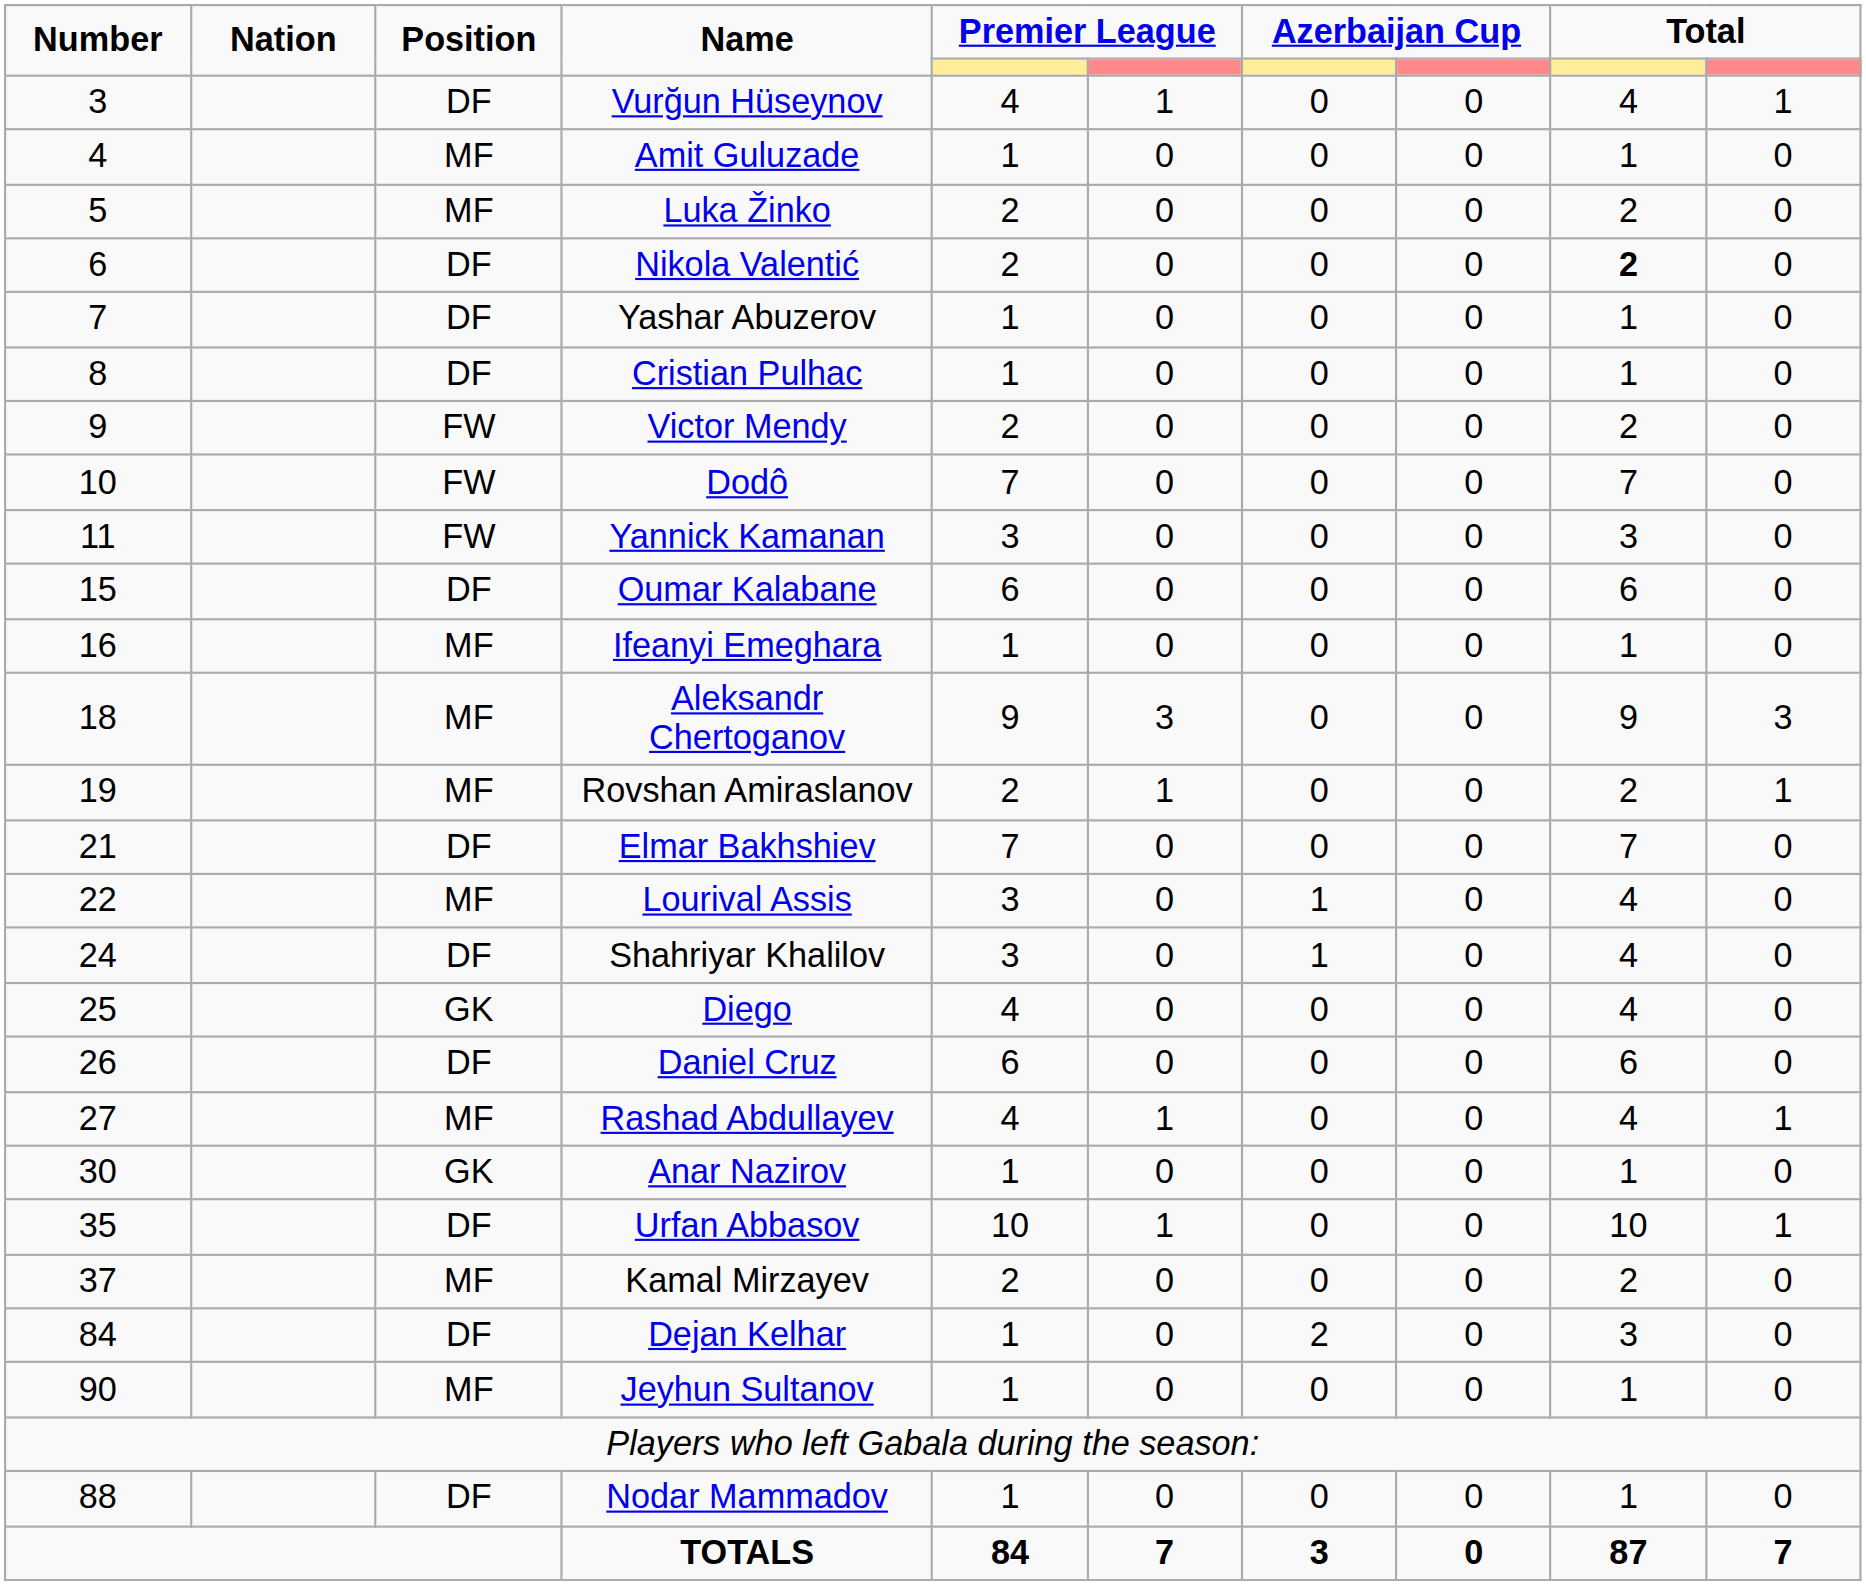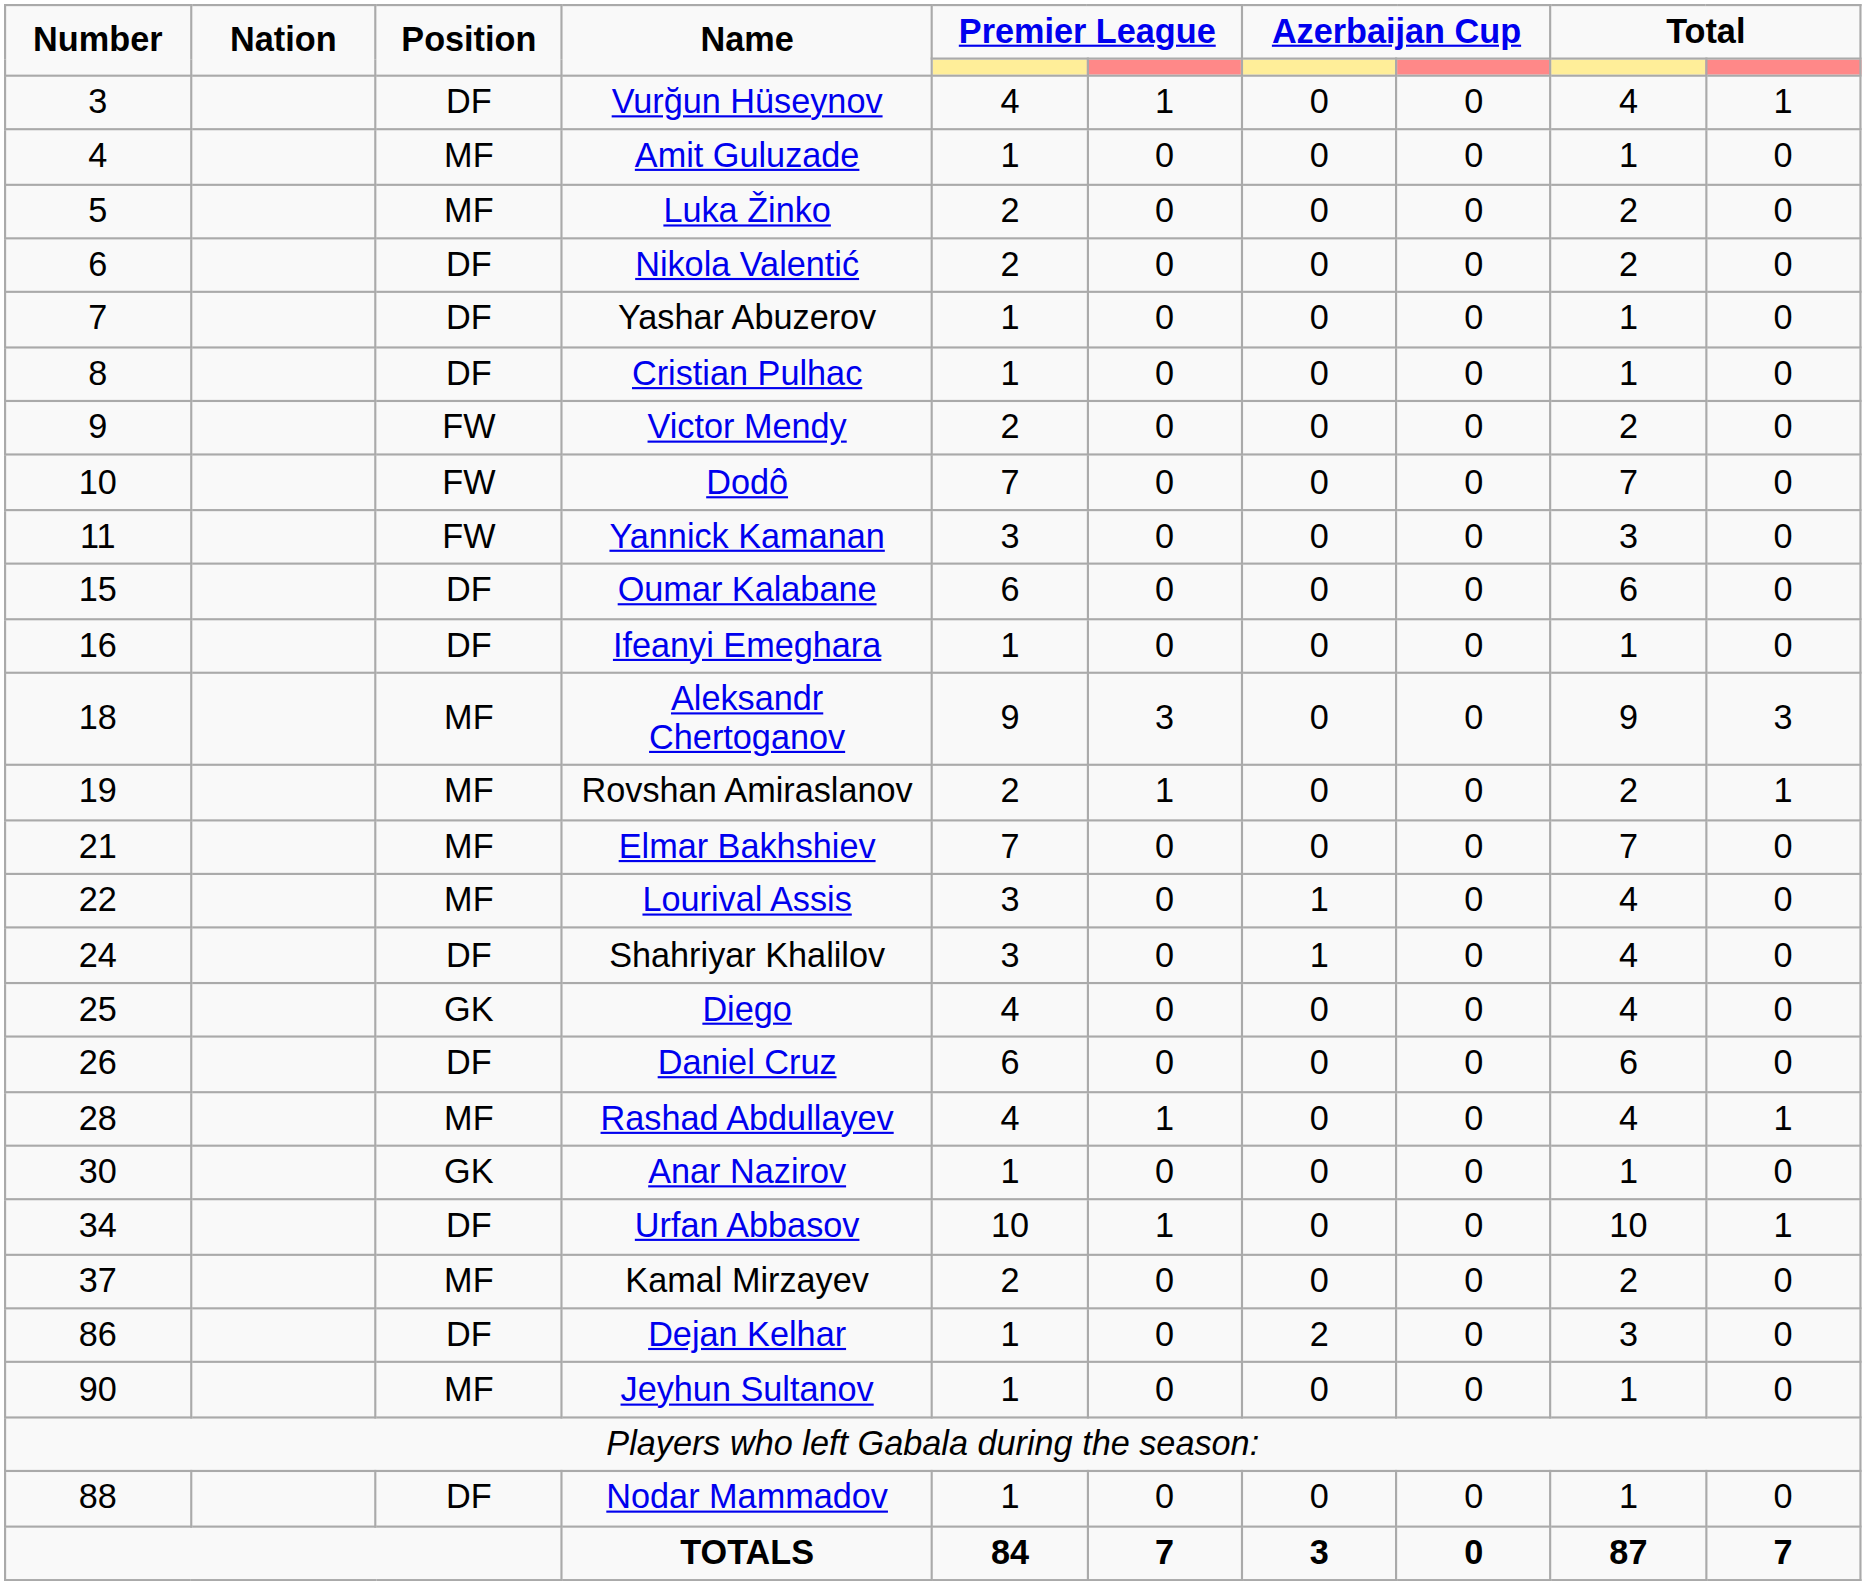(1628, 264) bold -> (1628, 264) normal
(469, 644) MF -> (469, 644) DF
(469, 846) DF -> (469, 846) MF
(98, 1117) 27 -> (98, 1117) 28
(98, 1226) 35 -> (98, 1226) 34
(98, 1334) 84 -> (98, 1334) 86
